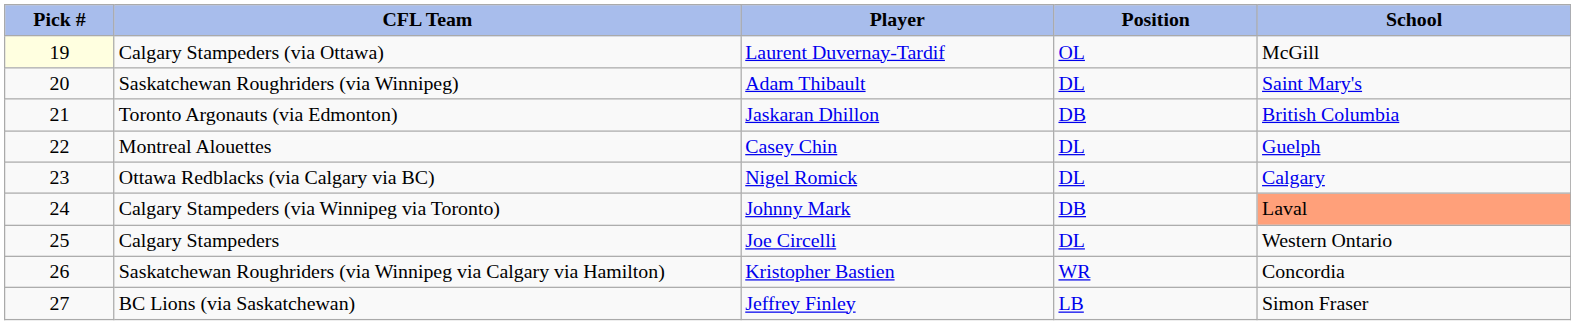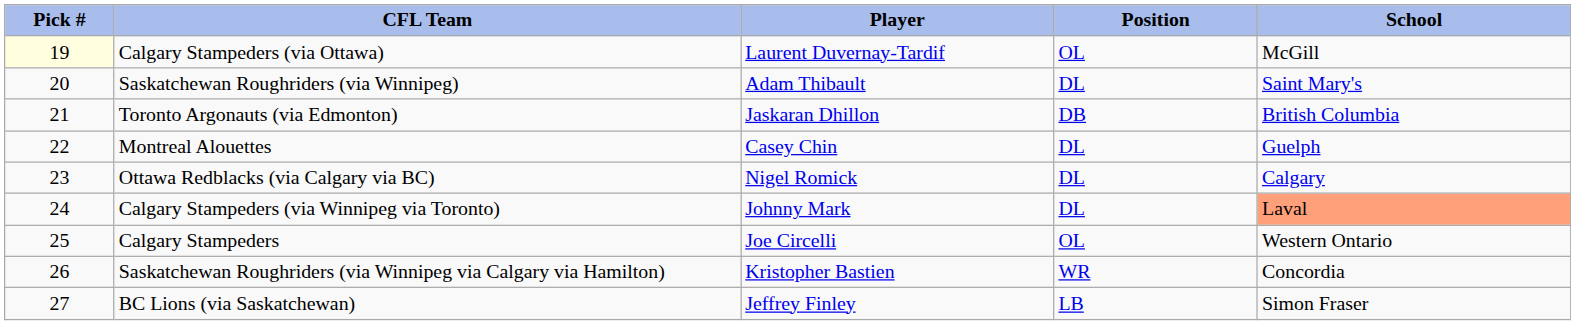(1072, 209) DB -> (1072, 209) DL
(1072, 240) DL -> (1072, 240) OL
